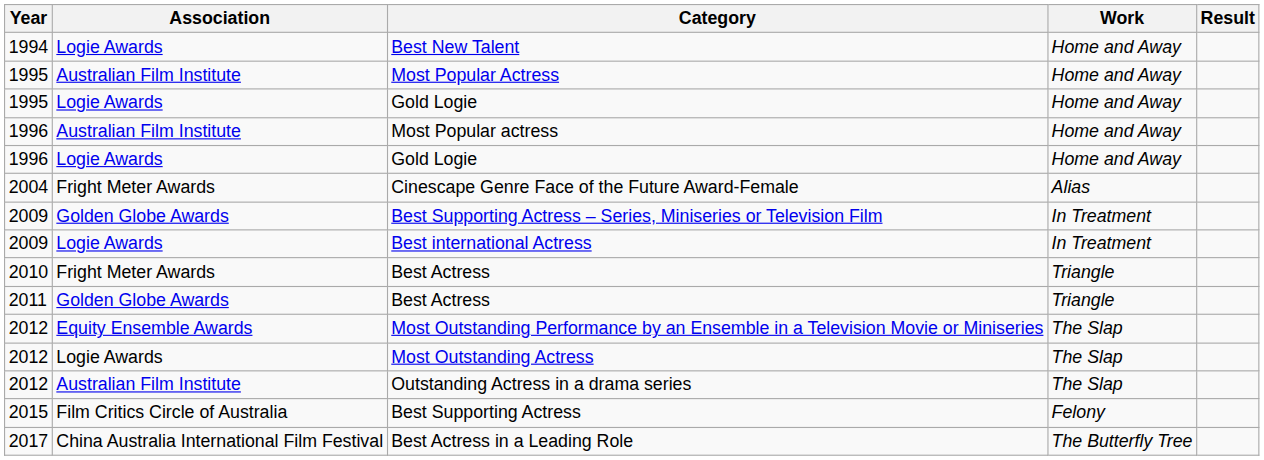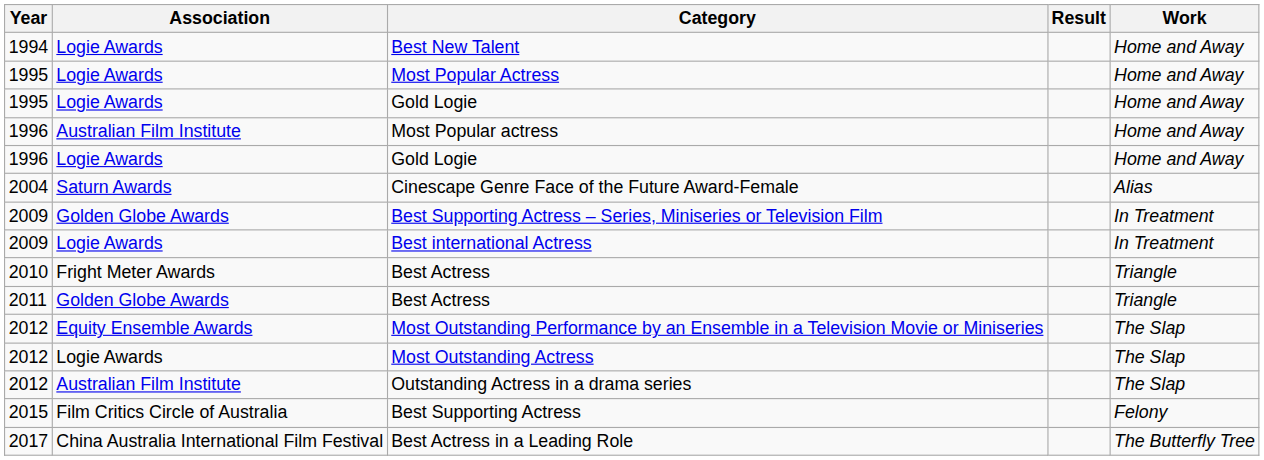columns swapped: (1122, 18) <-> (1228, 18)
(149, 74) Australian Film Institute -> (110, 74) Logie Awards
(136, 187) Fright Meter Awards -> (114, 187) Saturn Awards
